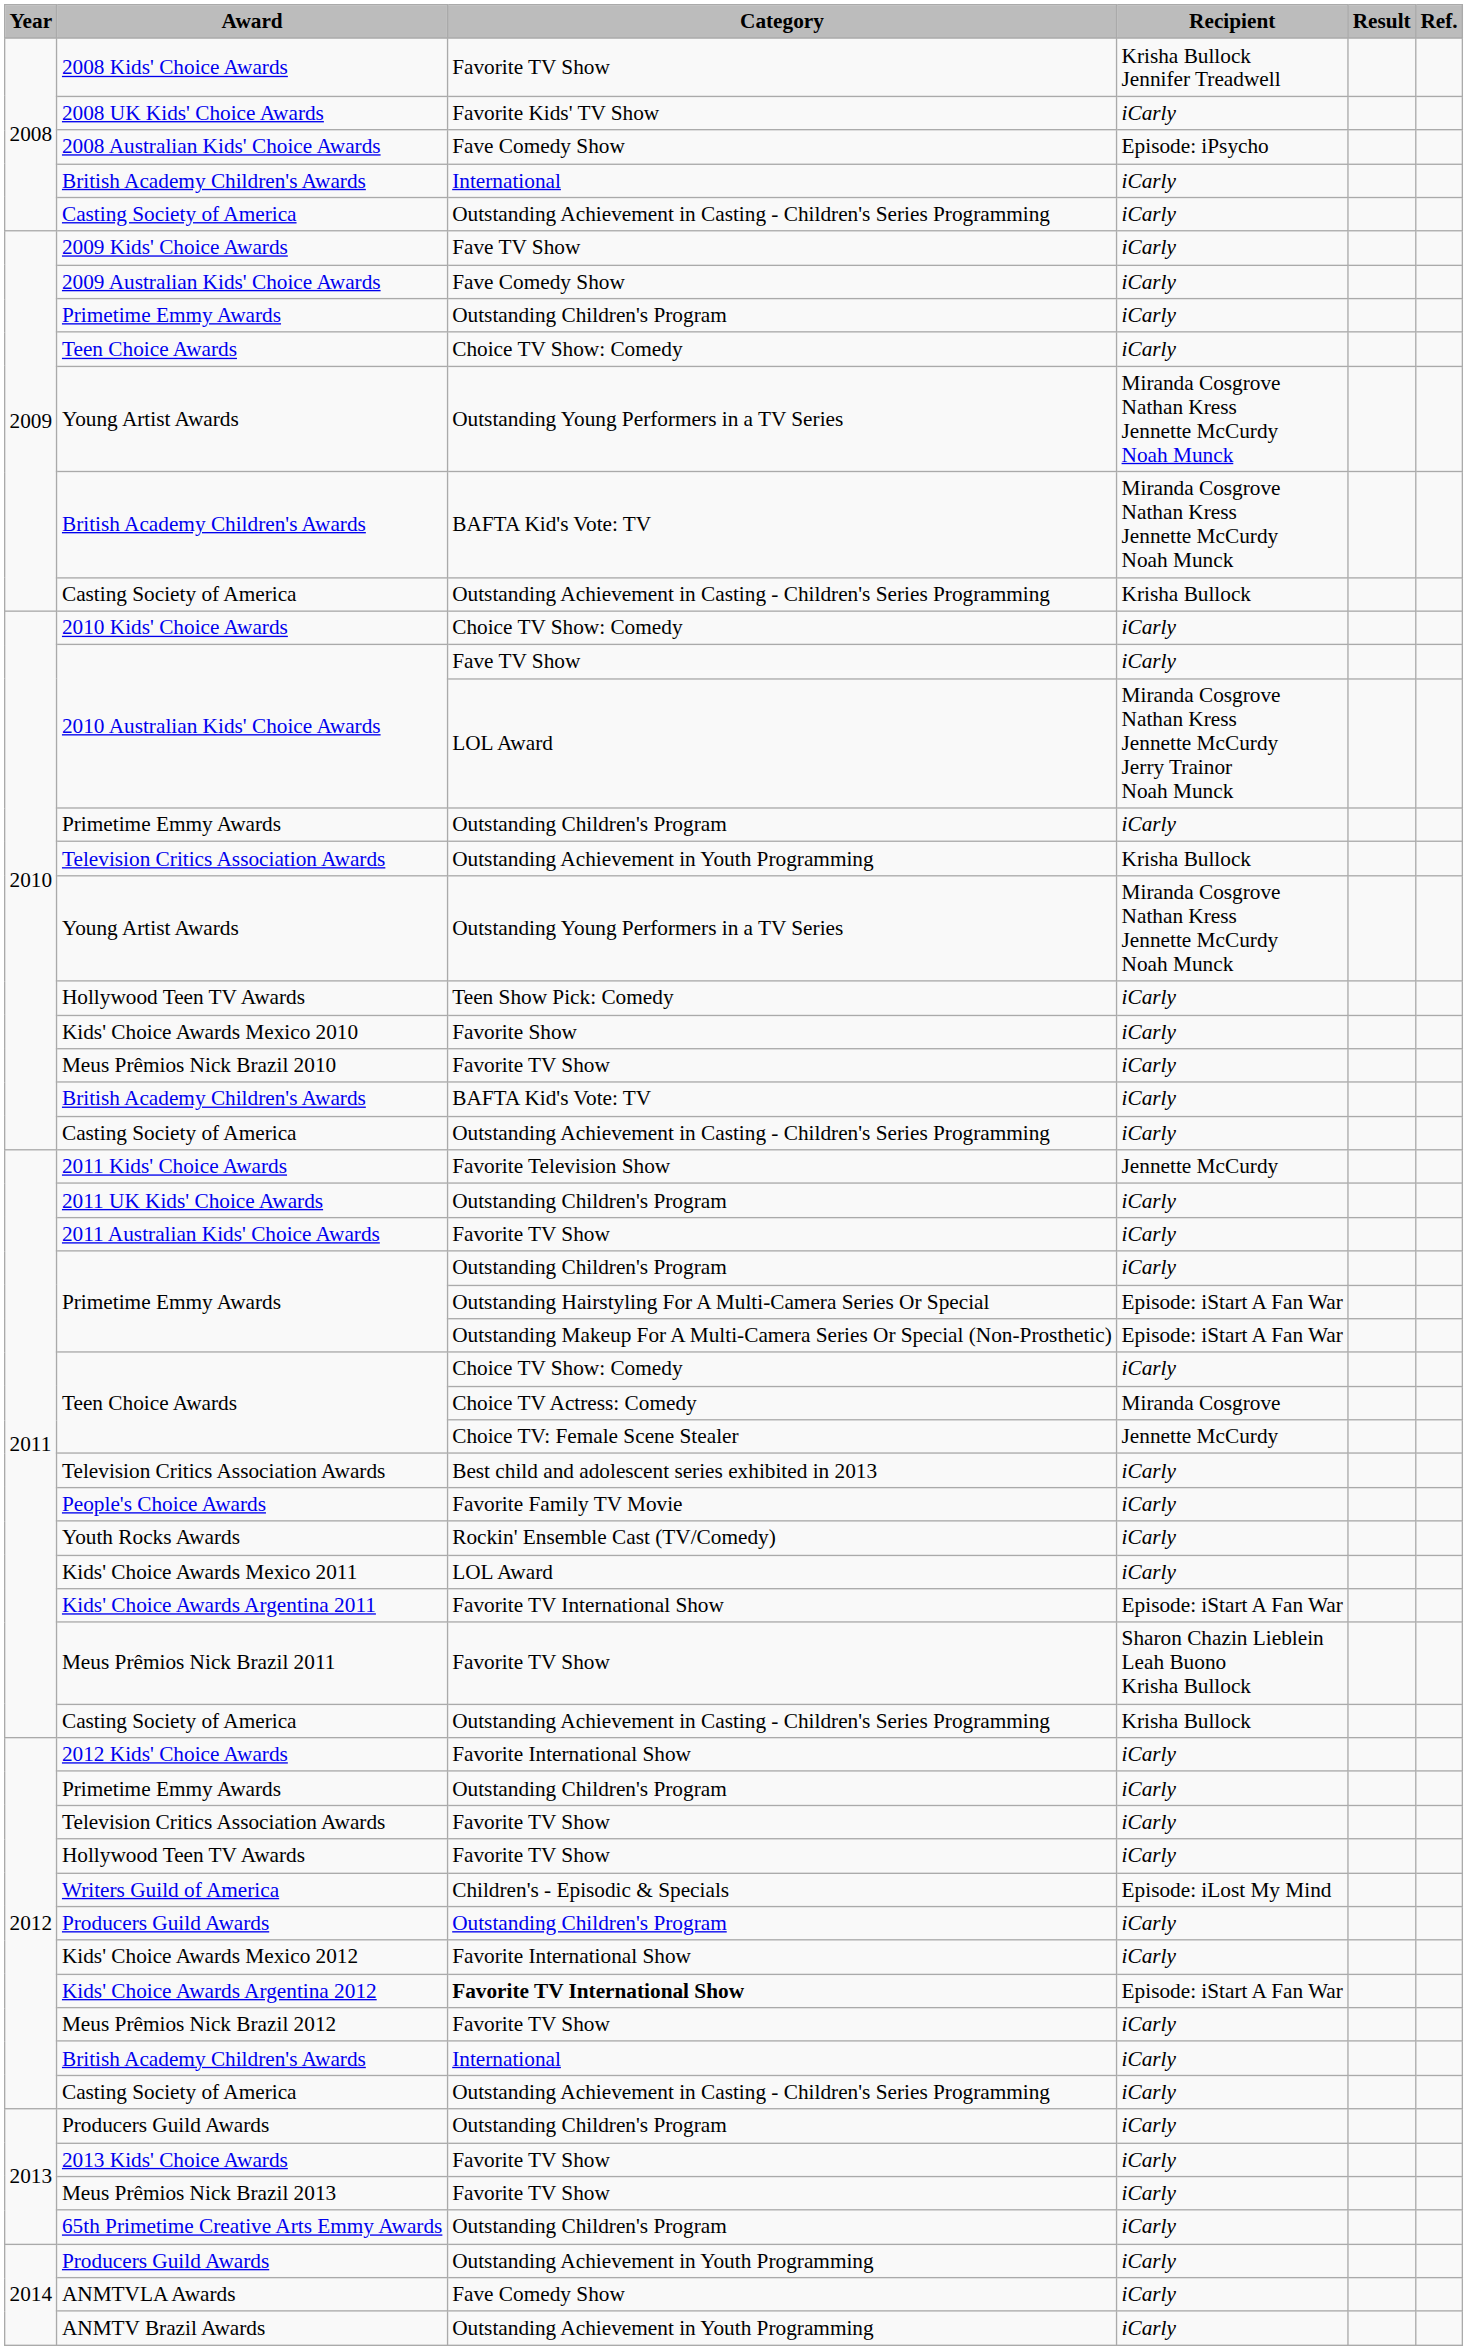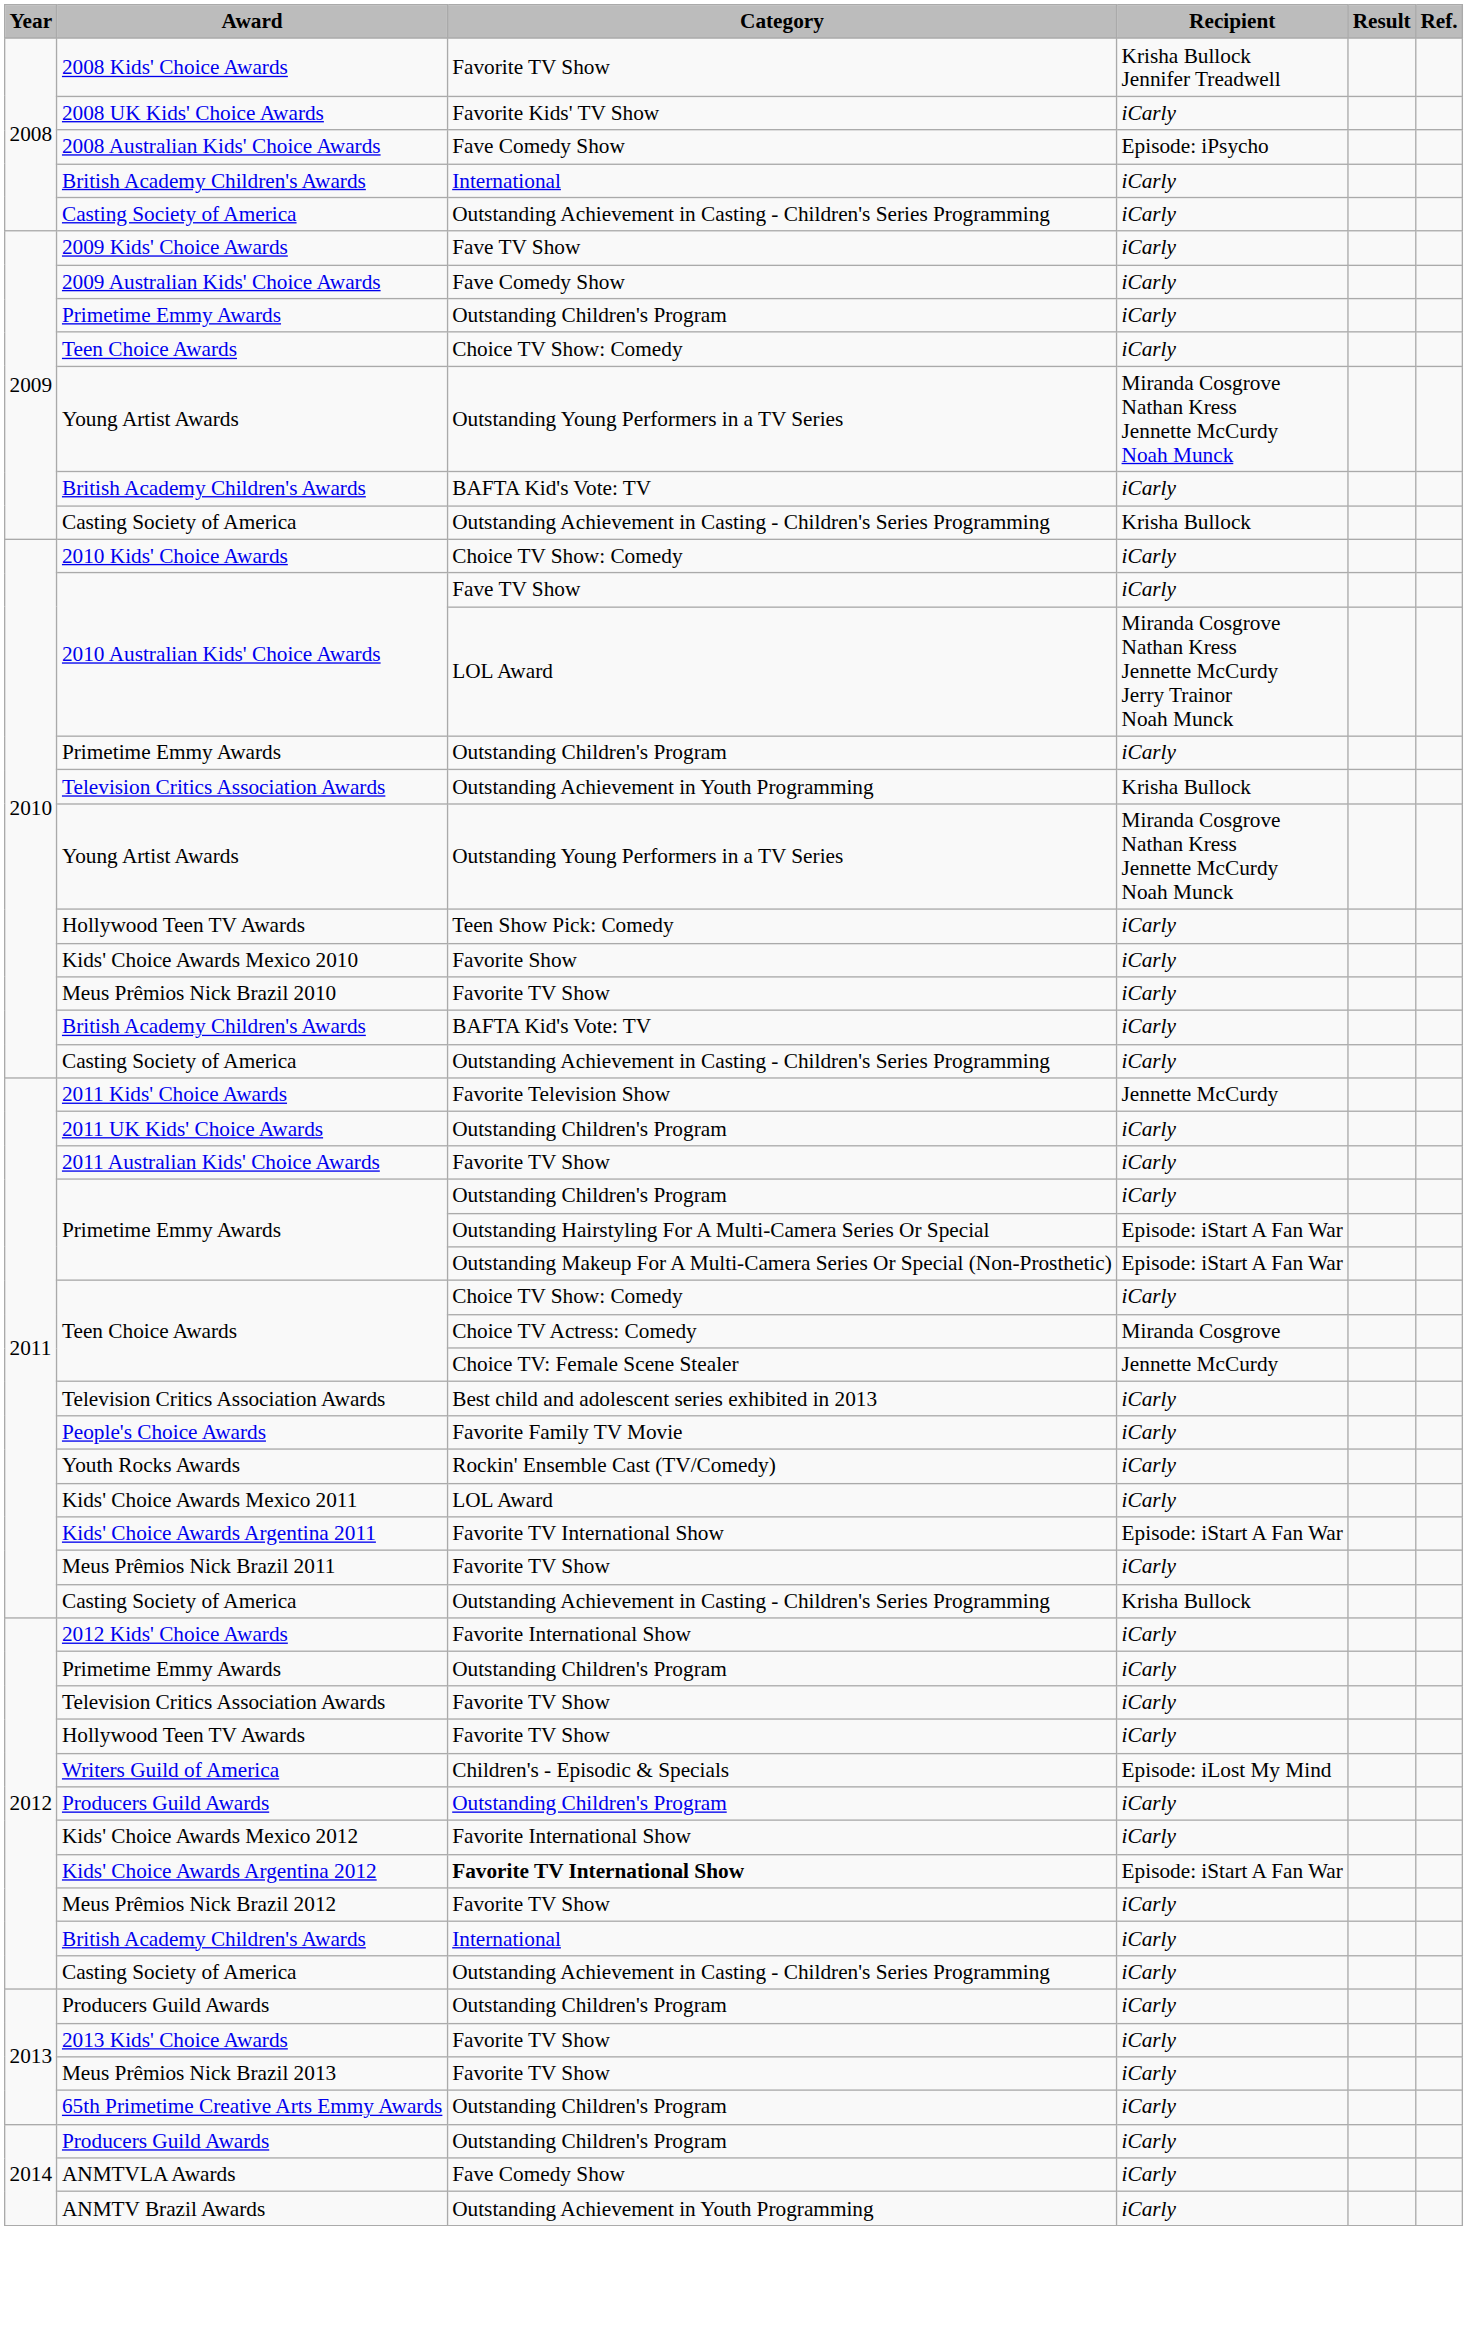(1201, 524) Miranda Cosgrove Nathan Kress Jennette McCurdy Noah Munck -> (1149, 488) iCarly
(1223, 1662) Sharon Chazin Lieblein Leah Buono Krisha Bullock -> (1149, 1567) iCarly
(663, 2260) Outstanding Achievement in Youth Programming -> (589, 2140) Outstanding Children's Program
